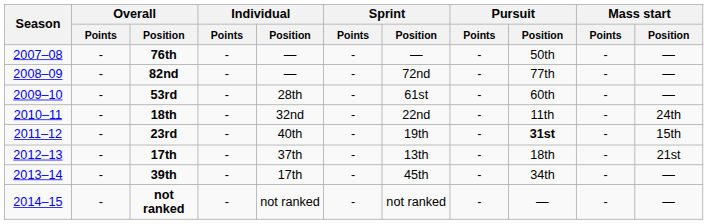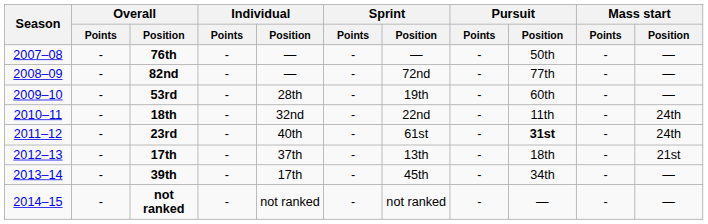(416, 94) 61st -> (416, 94) 19th
(416, 134) 19th -> (416, 134) 61st
(669, 134) 15th -> (669, 134) 24th
